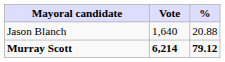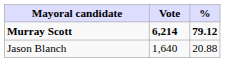rows swapped: (39, 48) <-> (37, 31)
